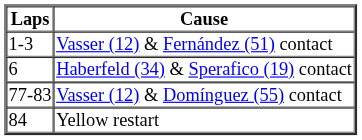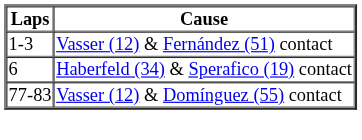- row: (108, 120)
